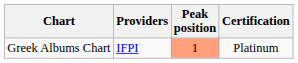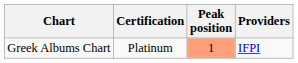columns swapped: (142, 21) <-> (256, 21)
